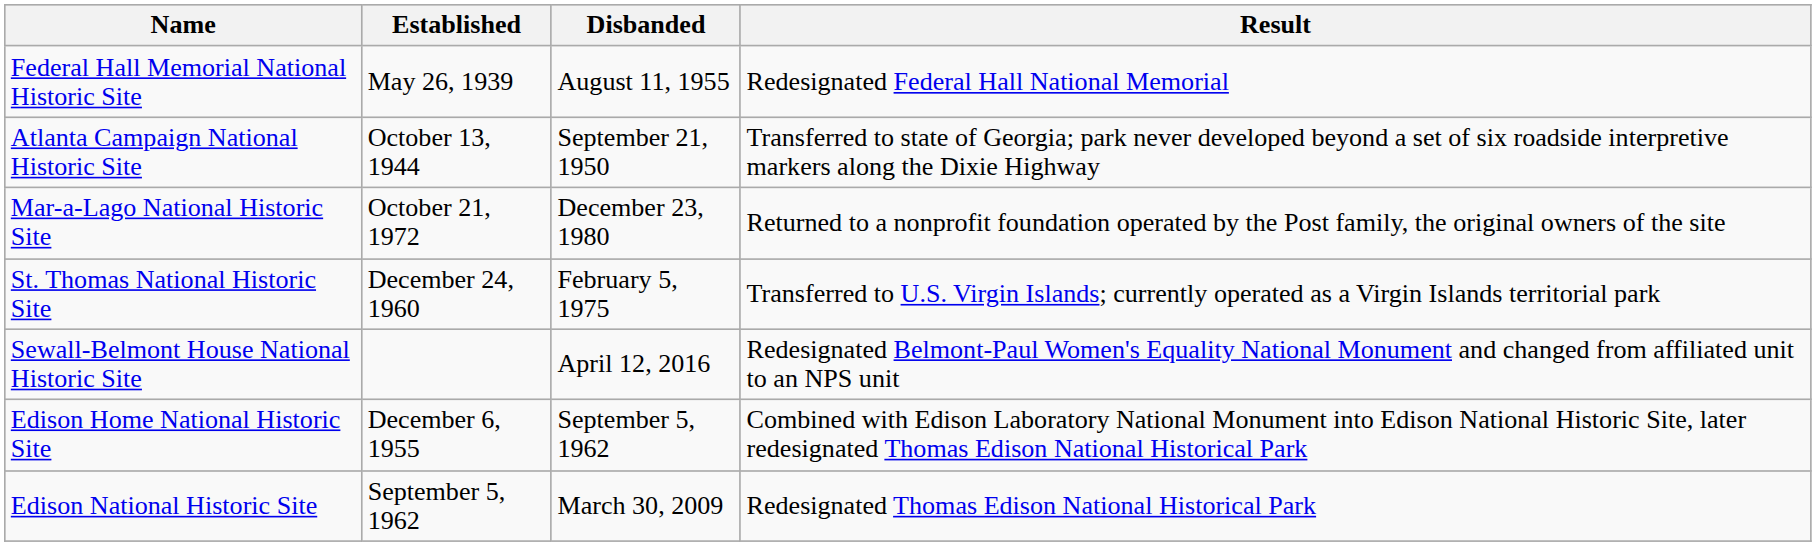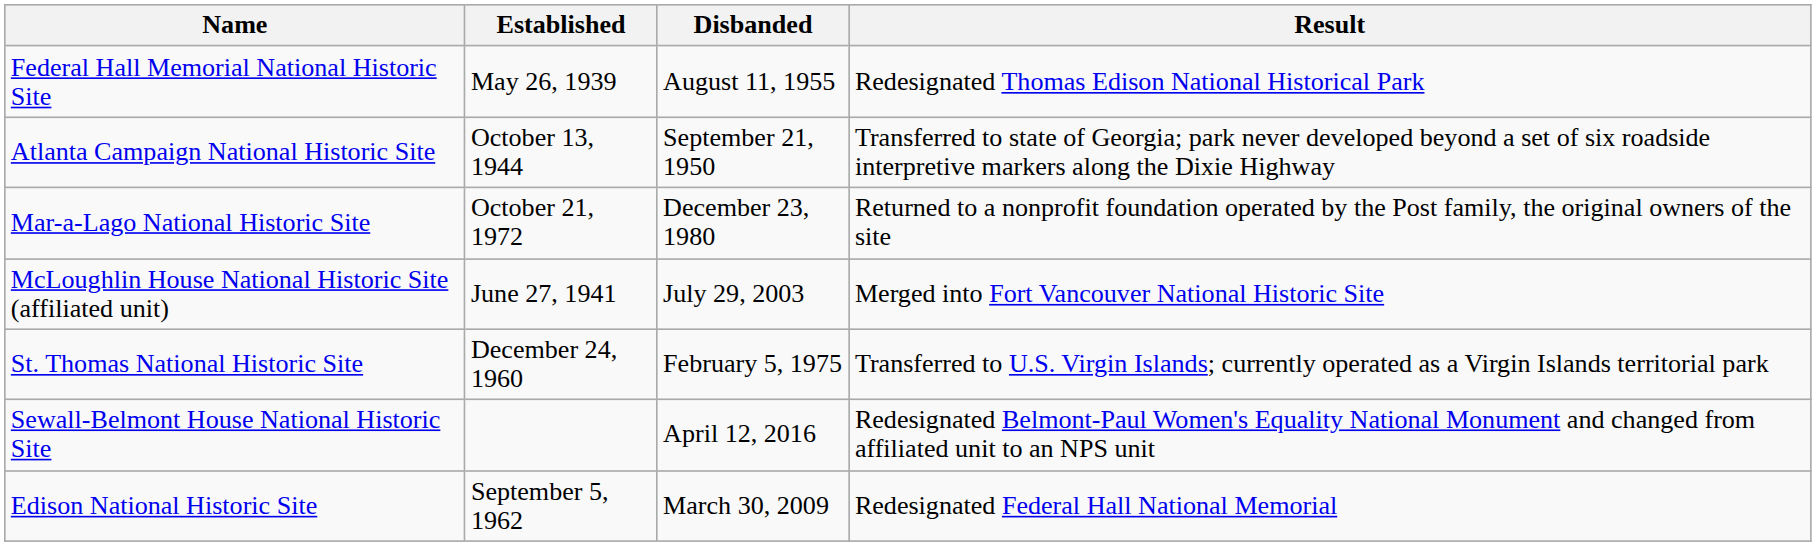(988, 81) Redesignated Federal Hall National Memorial -> (1140, 81) Redesignated Thomas Edison National Historical Park
+ row: (230, 293)
- row: (176, 434)
(1031, 505) Redesignated Thomas Edison National Historical Park -> (1096, 505) Redesignated Federal Hall National Memorial
